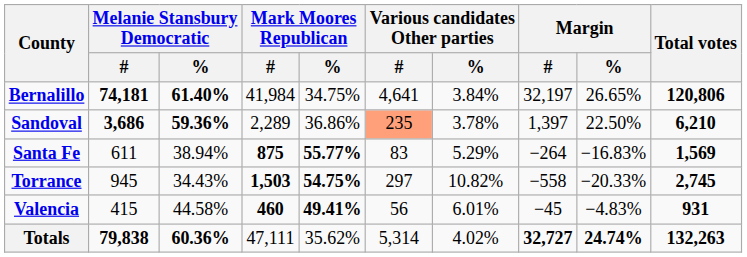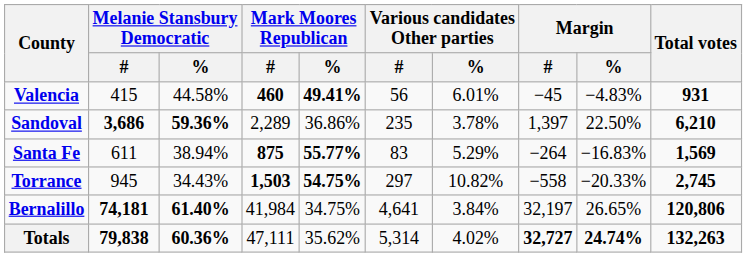rows swapped: (47, 95) <-> (47, 209)
(399, 124) lightsalmon background -> (399, 124) no background
